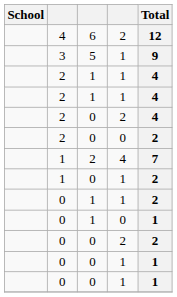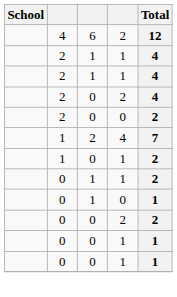- row: (62, 55)
